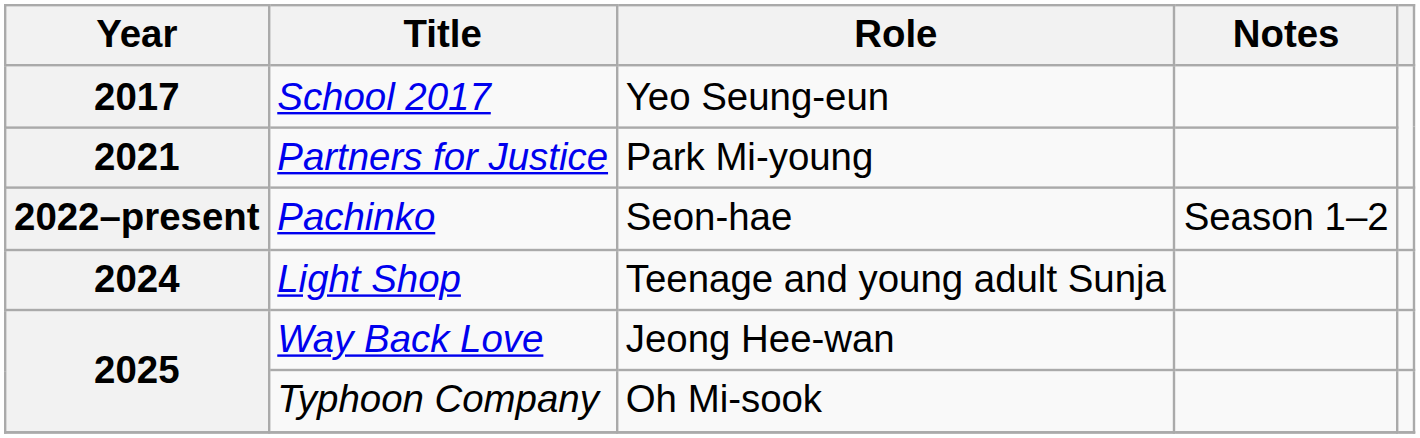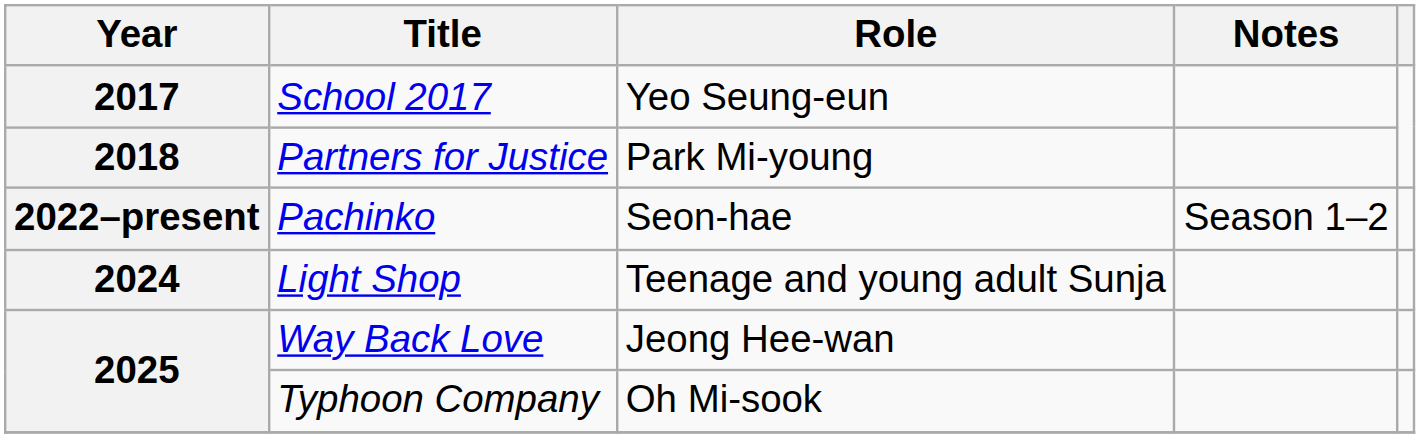(137, 156) 2021 -> (137, 156) 2018
